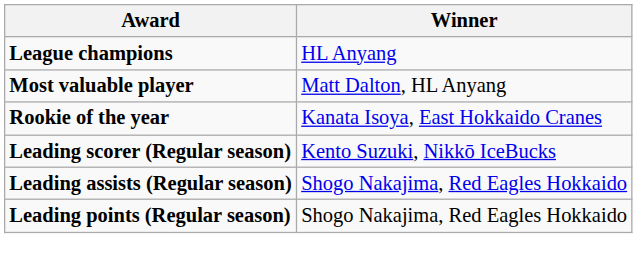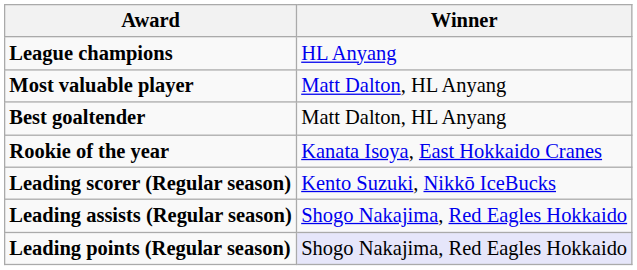+ row: (77, 118)
(464, 215) no background -> (464, 248) lavender background
